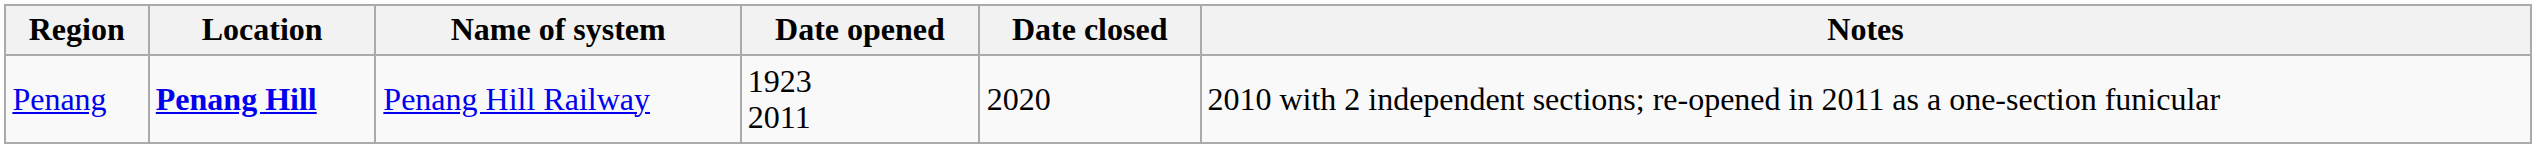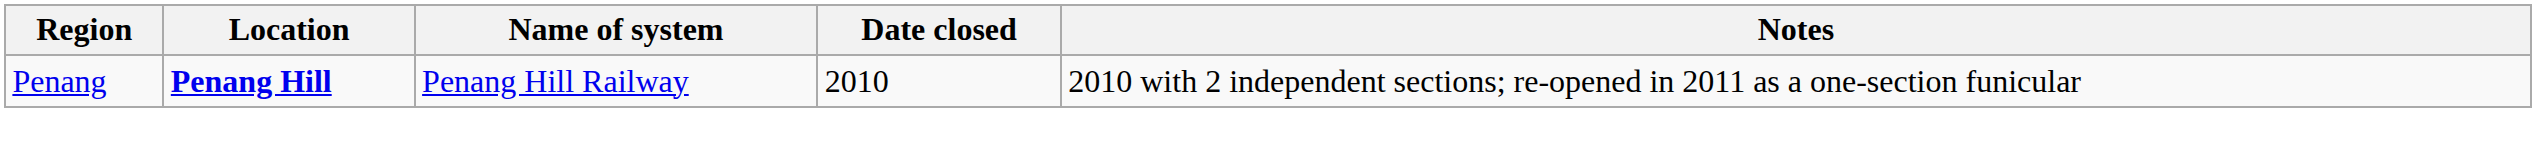- column: (860, 29)
(1019, 98) 2020 -> (857, 80) 2010
